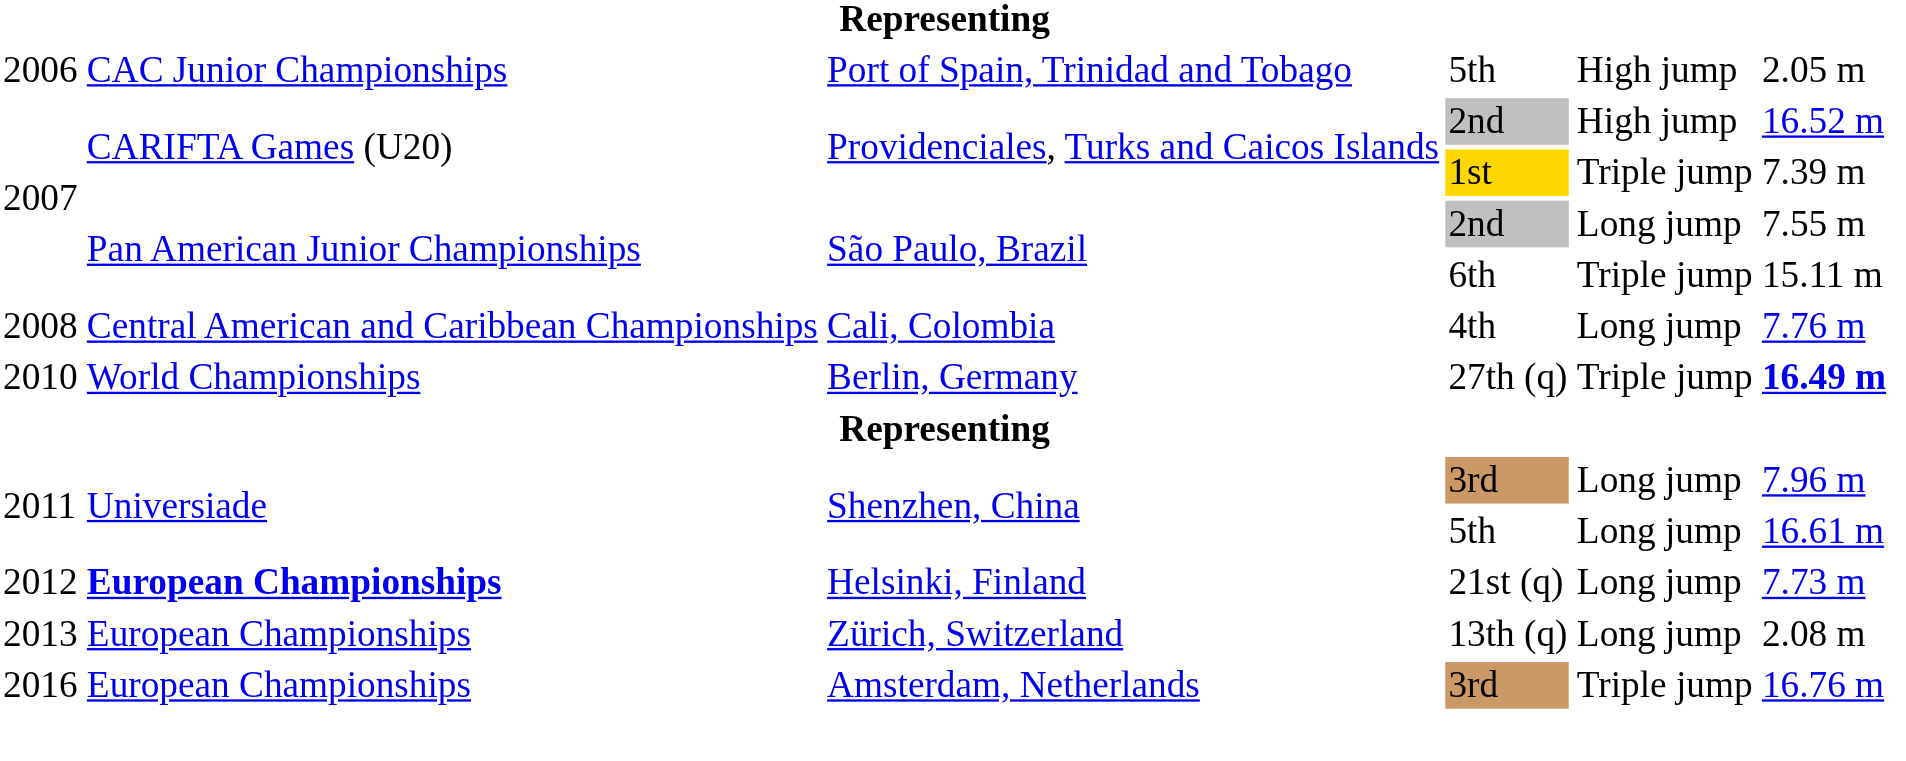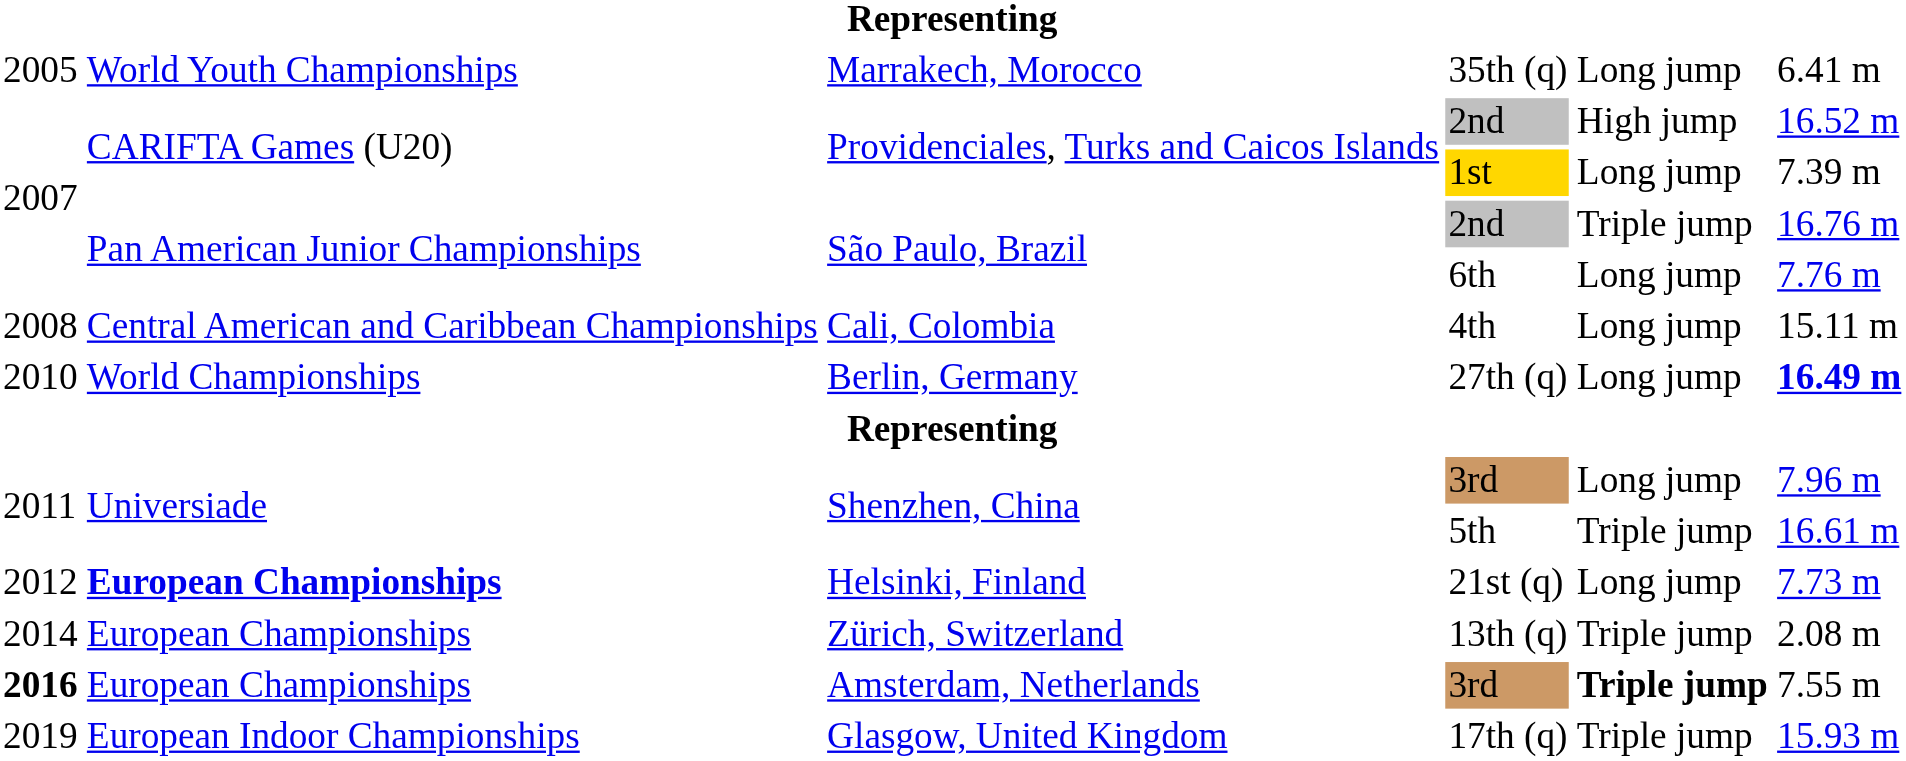+ row: (984, 69)
- row: (1090, 69)
(1665, 172) Triple jump -> (1659, 172) Long jump
(1659, 223) Long jump -> (1665, 223) Triple jump
(1814, 223) 7.55 m -> (1838, 223) 16.76 m
(1665, 274) Triple jump -> (1659, 274) Long jump
(1822, 274) 15.11 m -> (1829, 274) 7.76 m
(1814, 325) 7.76 m -> (1838, 325) 15.11 m
(1665, 377) Triple jump -> (1659, 377) Long jump
(1659, 530) Long jump -> (1665, 530) Triple jump
(40, 633) 2013 -> (40, 633) 2014
(1659, 633) Long jump -> (1665, 633) Triple jump
(40, 684) normal -> (40, 684) bold
(1665, 684) normal -> (1672, 684) bold
(1823, 684) 16.76 m -> (1829, 684) 7.55 m
+ row: (1027, 735)
